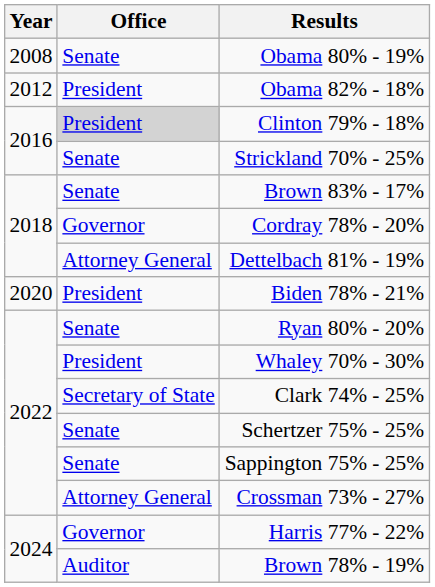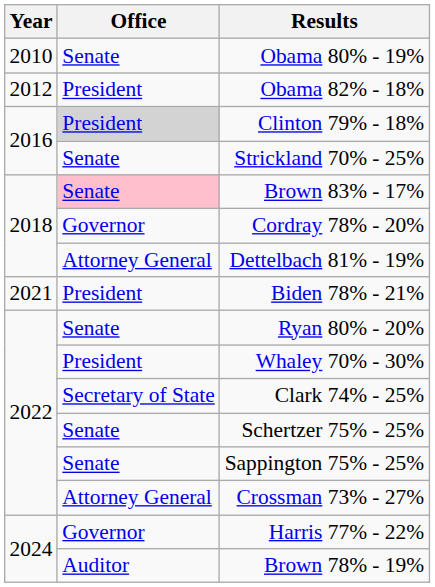(31, 55) 2008 -> (31, 55) 2010
(91, 191) no background -> (91, 191) pink background
(31, 293) 2020 -> (31, 293) 2021
